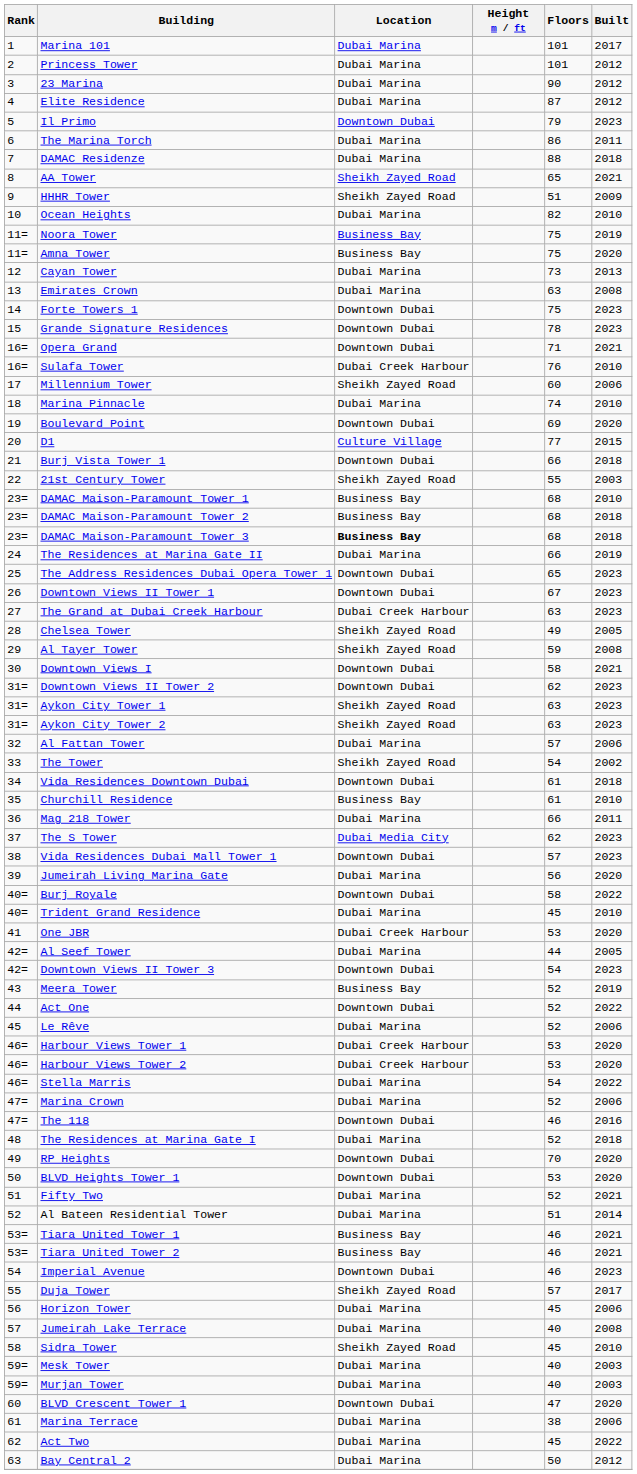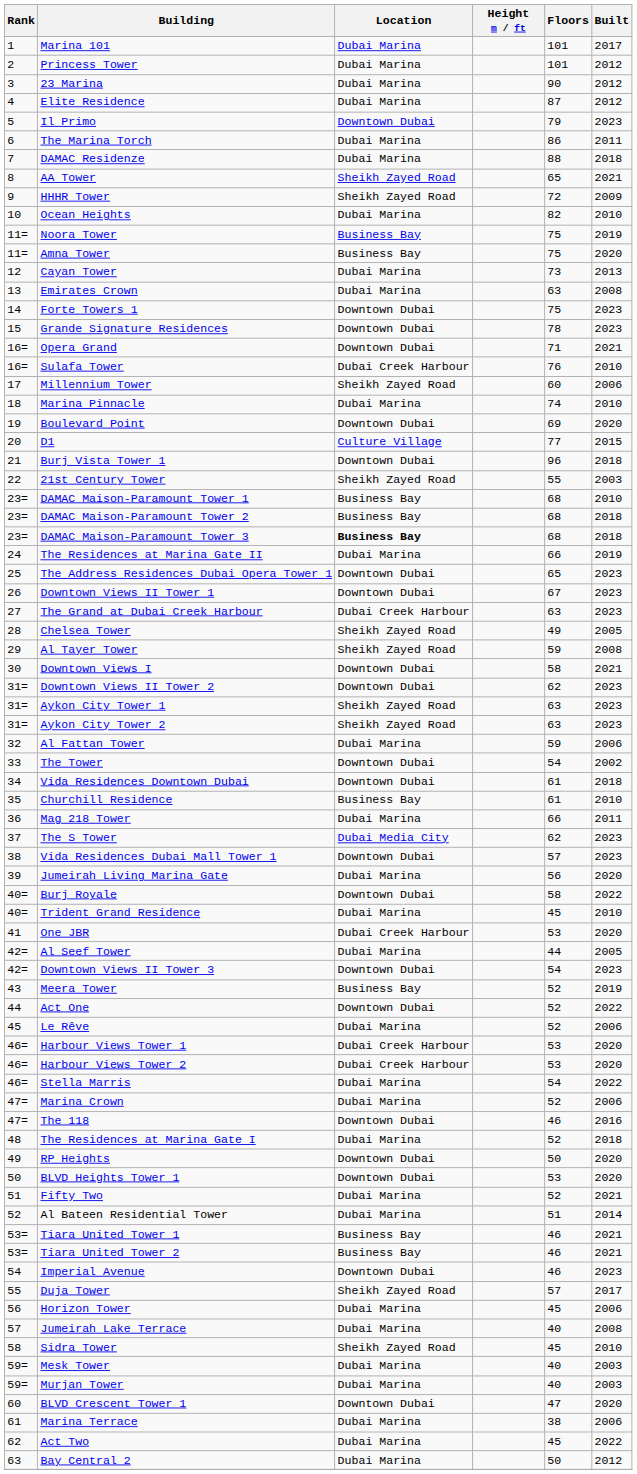(554, 197) 51 -> (554, 197) 72
(554, 461) 66 -> (554, 461) 96
(554, 744) 57 -> (554, 744) 59
(397, 763) Sheikh Zayed Road -> (386, 763) Downtown Dubai
(554, 1159) 70 -> (554, 1159) 50
